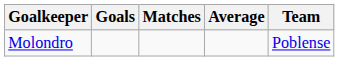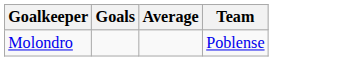- column: (172, 17)
